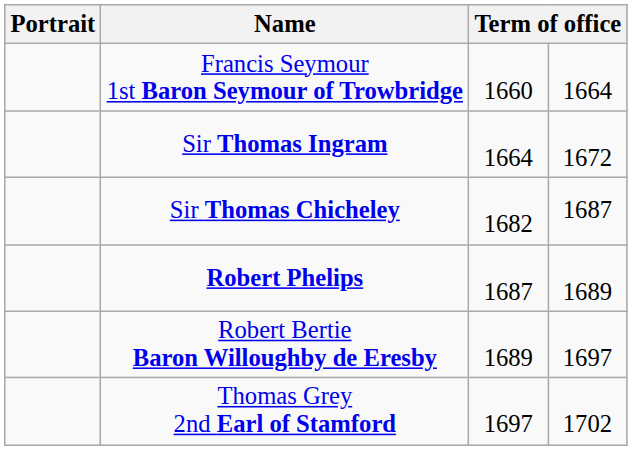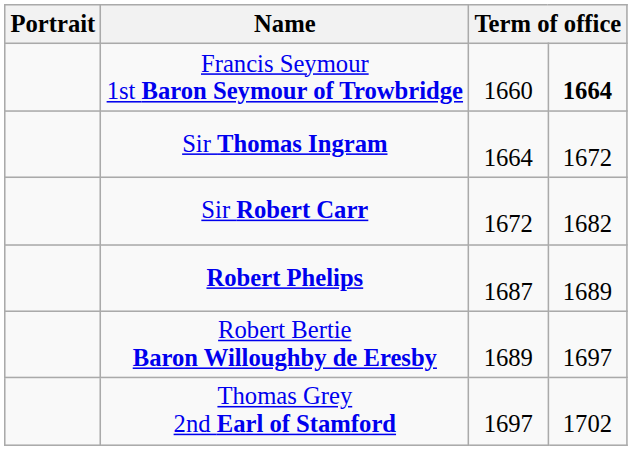(587, 90) normal -> (587, 90) bold
+ row: (285, 210)
- row: (285, 210)
